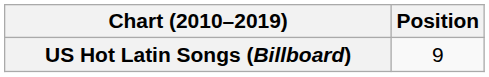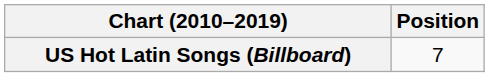(438, 54) 9 -> (438, 54) 7
